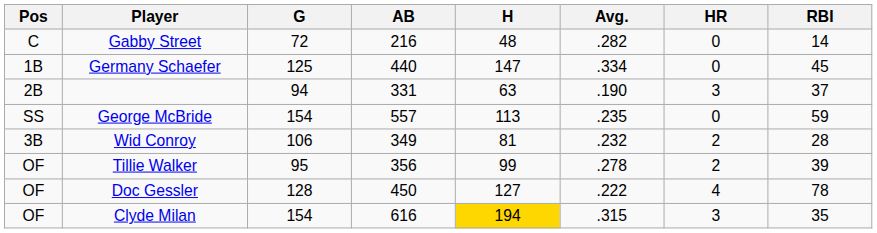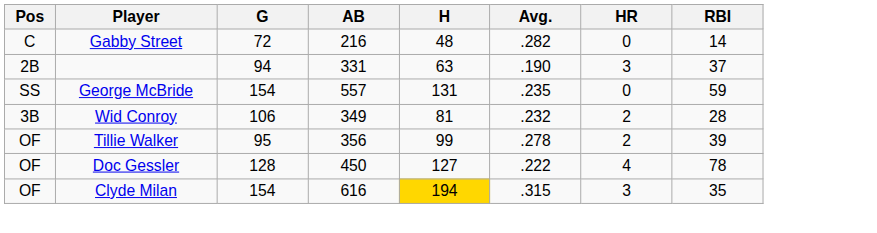- row: (155, 66)
(508, 116) 113 -> (445, 91) 131
